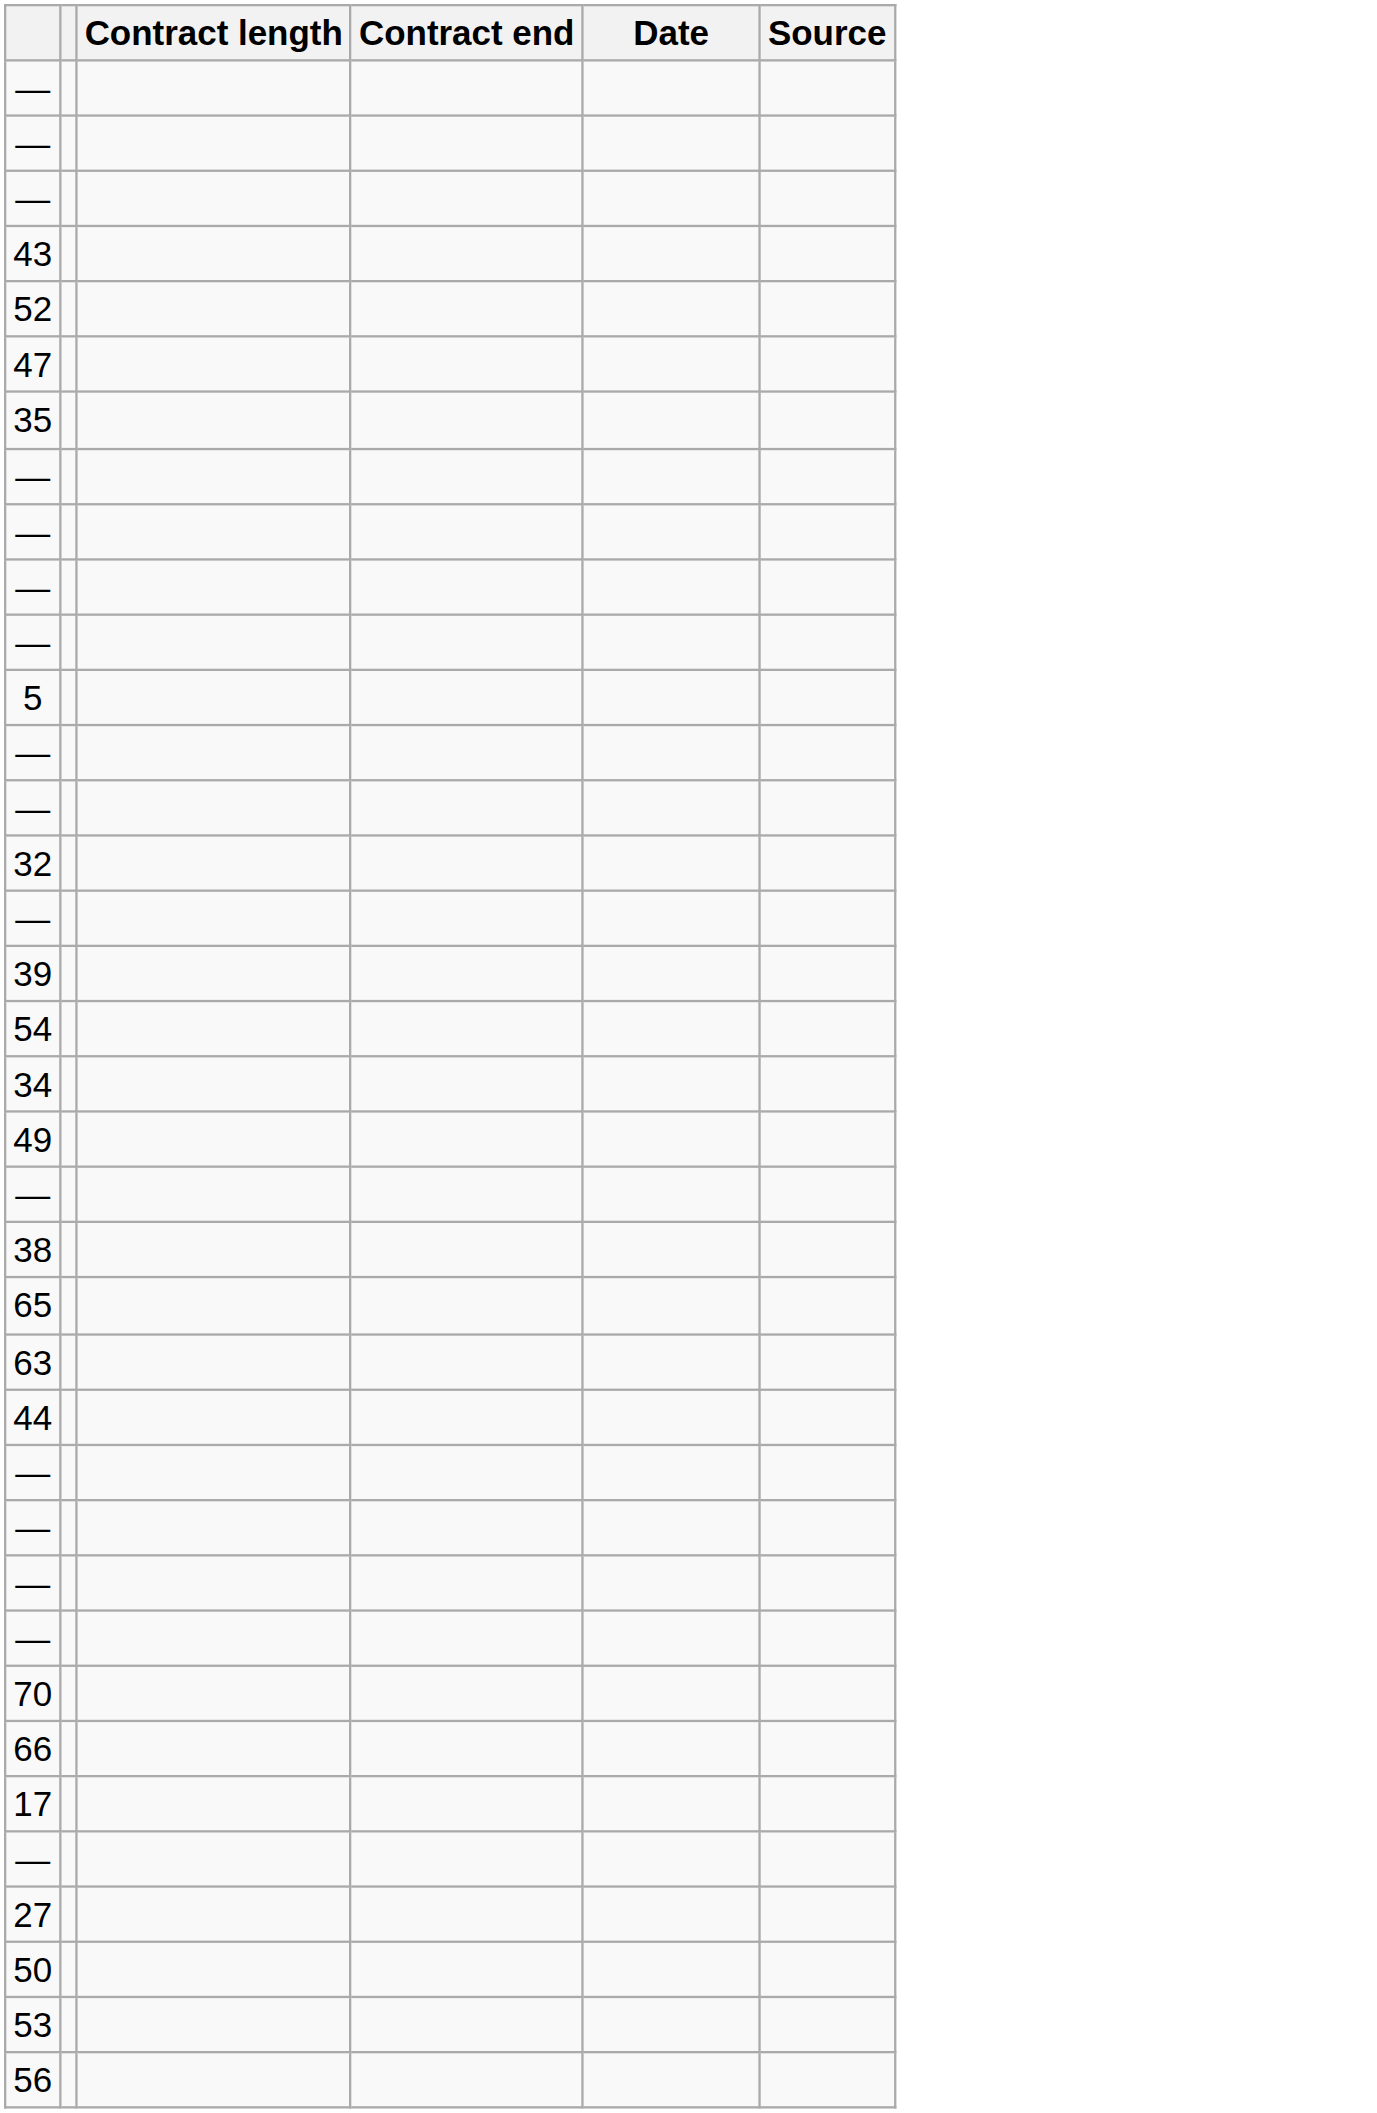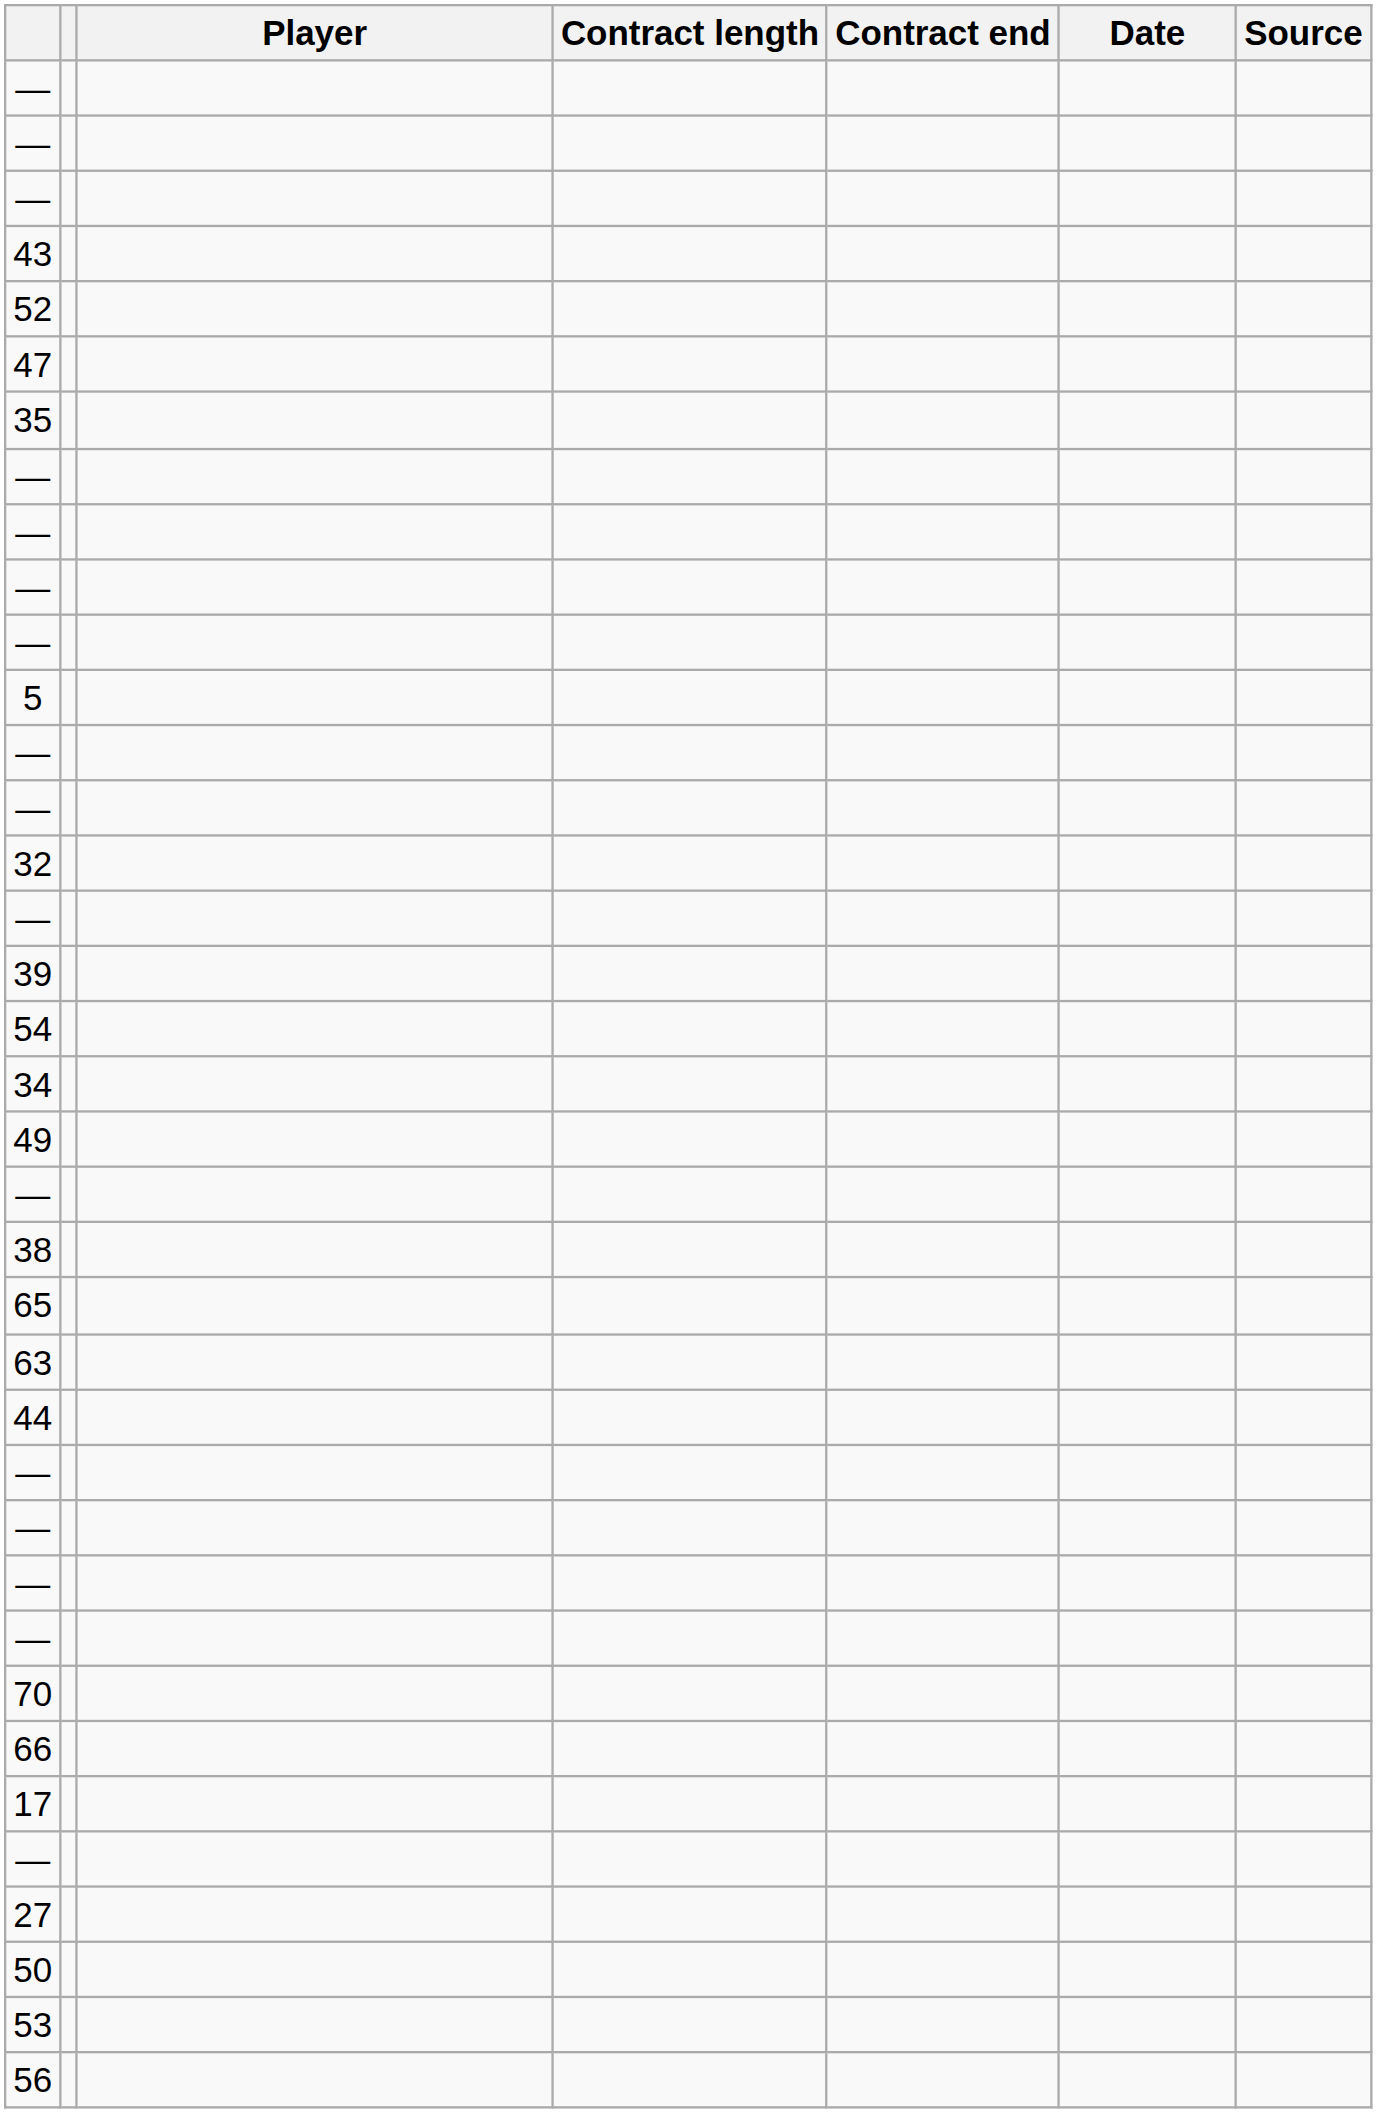+ column: (315, 33)
